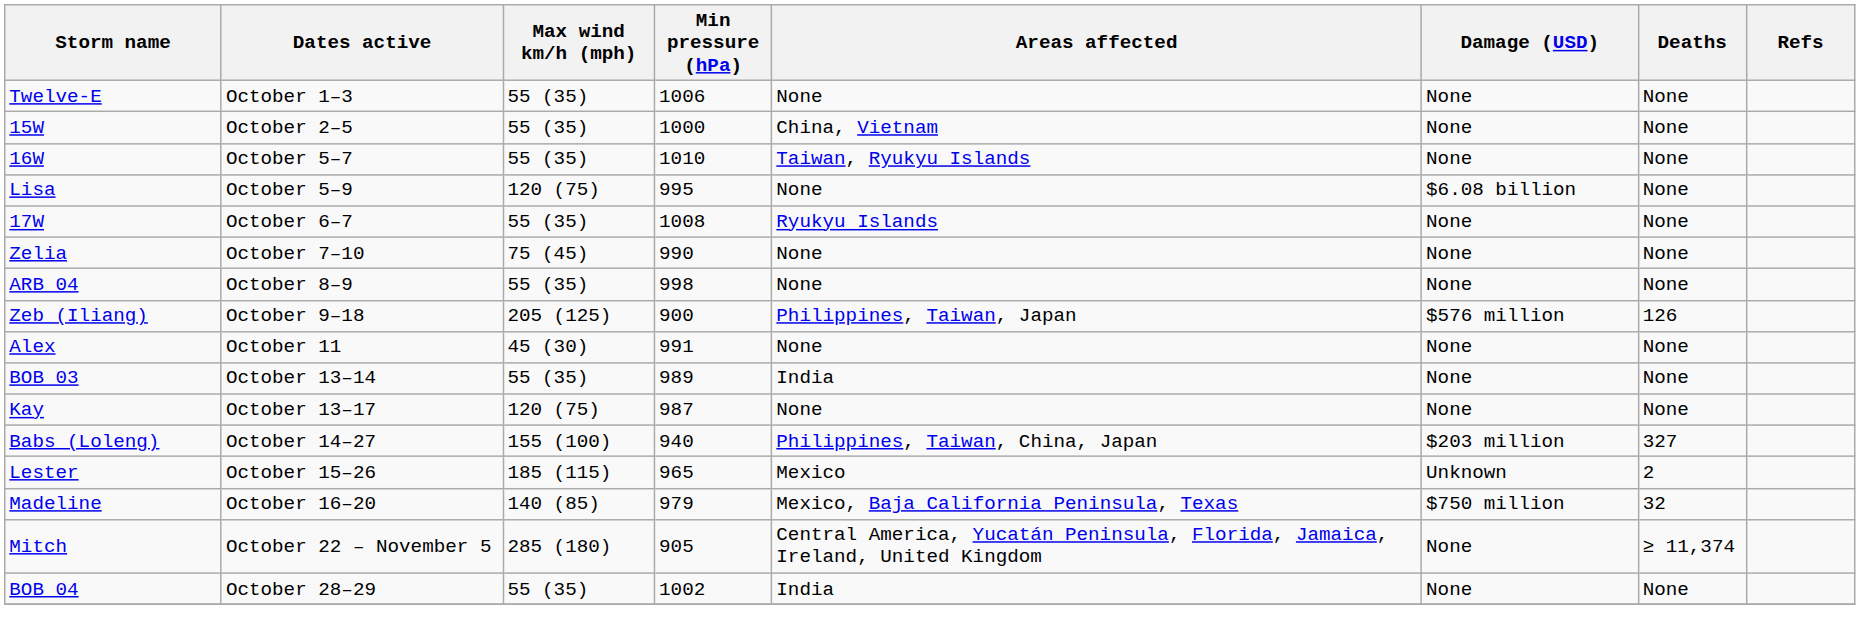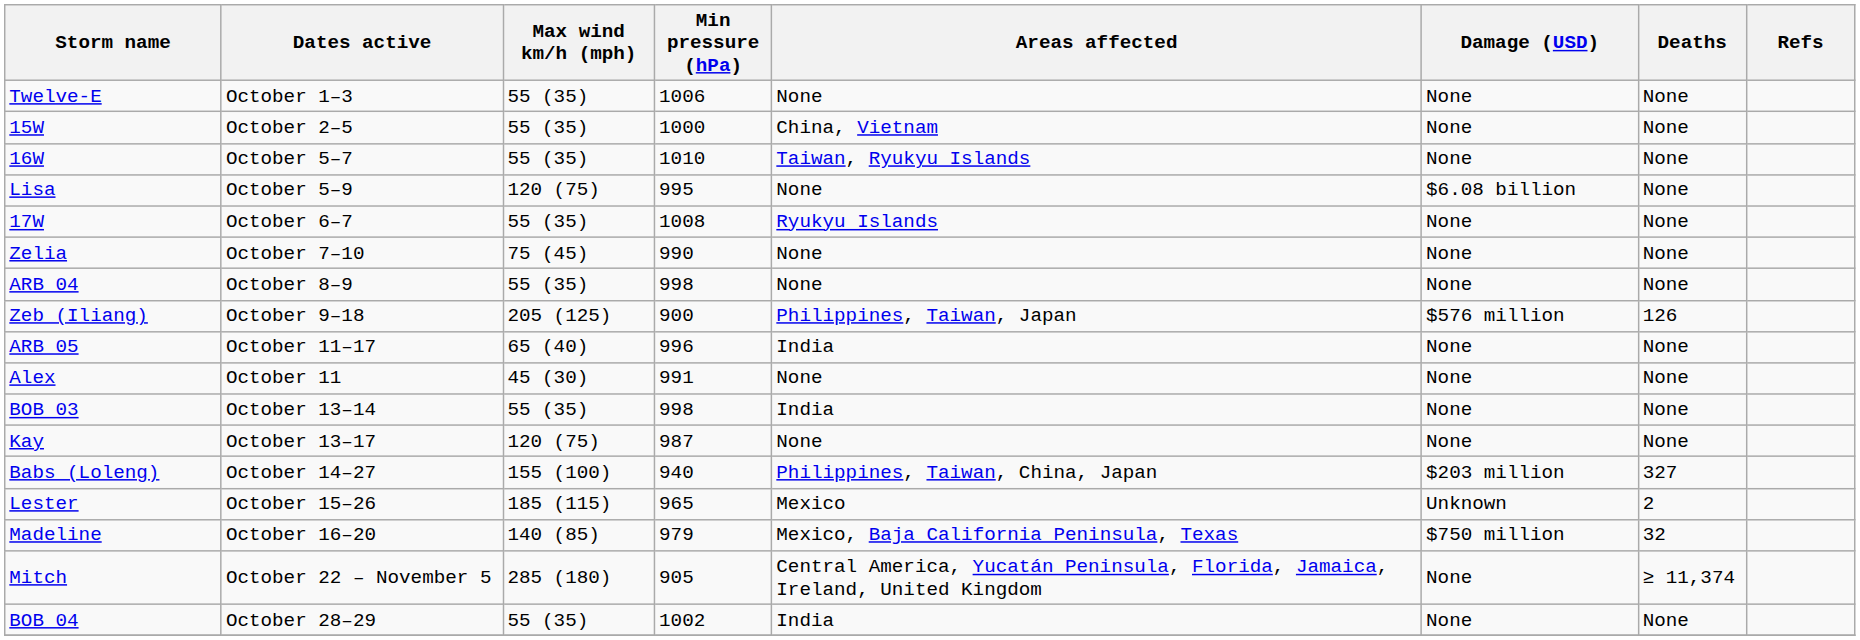+ row: (44, 347)
(676, 378) 989 -> (676, 410) 998
